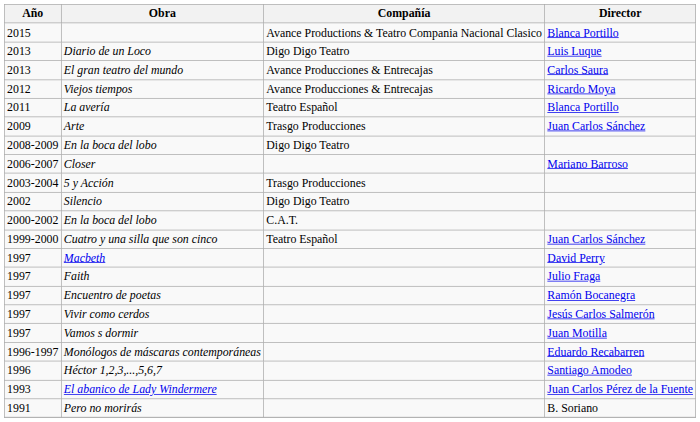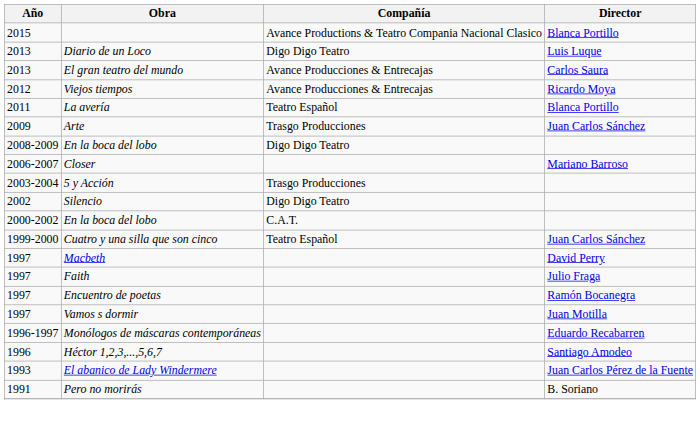- row: (19, 314)
